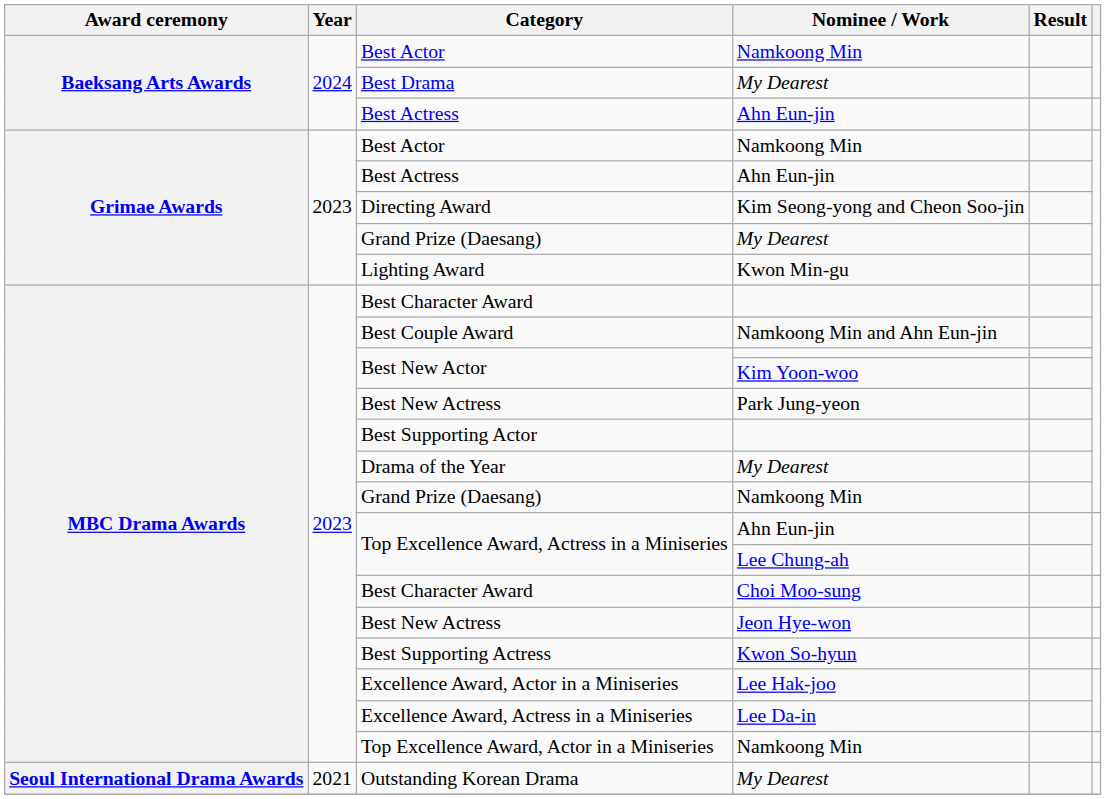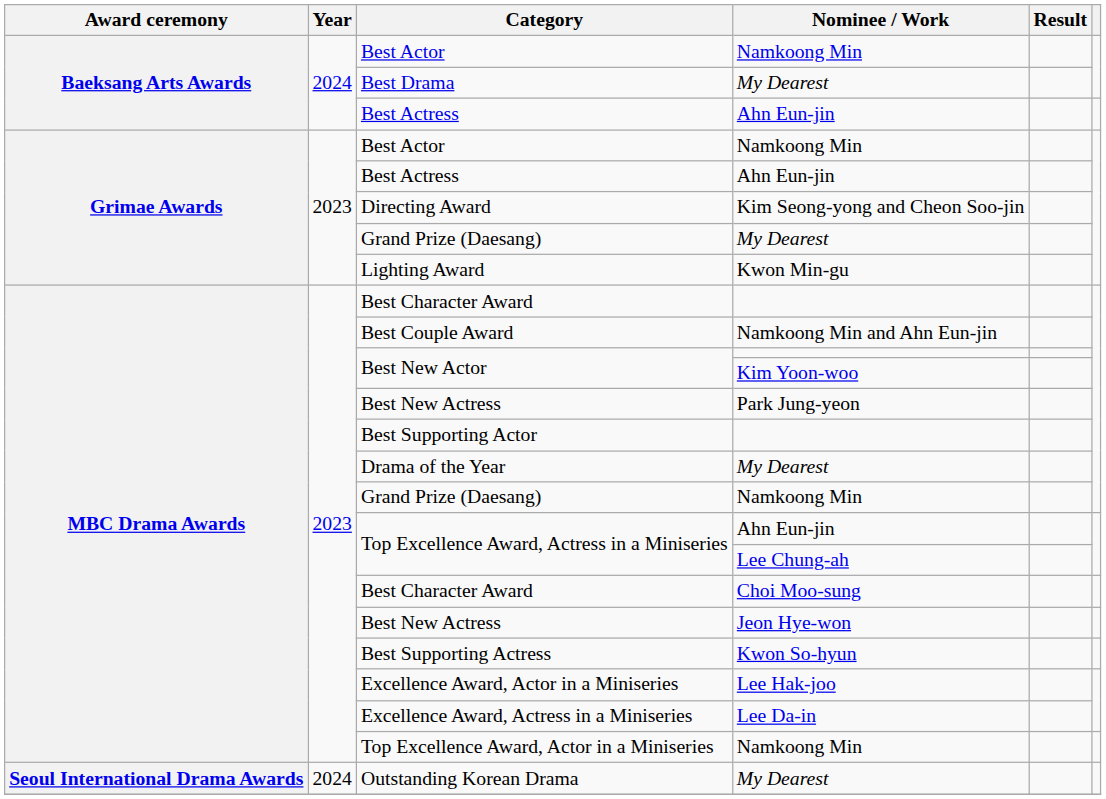(332, 778) 2021 -> (332, 778) 2024
